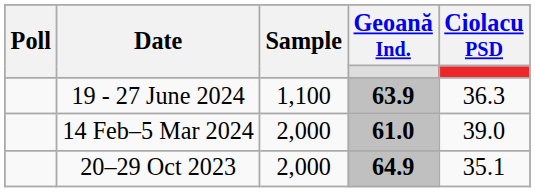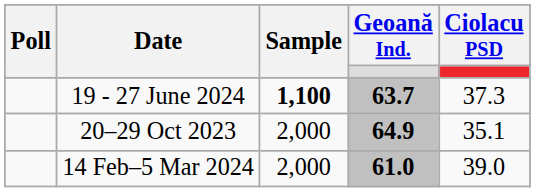(304, 95) normal -> (304, 95) bold
(393, 95) 63.9 -> (393, 95) 63.7
(484, 95) 36.3 -> (484, 95) 37.3
rows swapped: (158, 131) <-> (158, 167)
